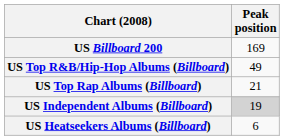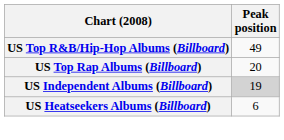- row: (118, 47)
(256, 86) 21 -> (256, 67) 20
